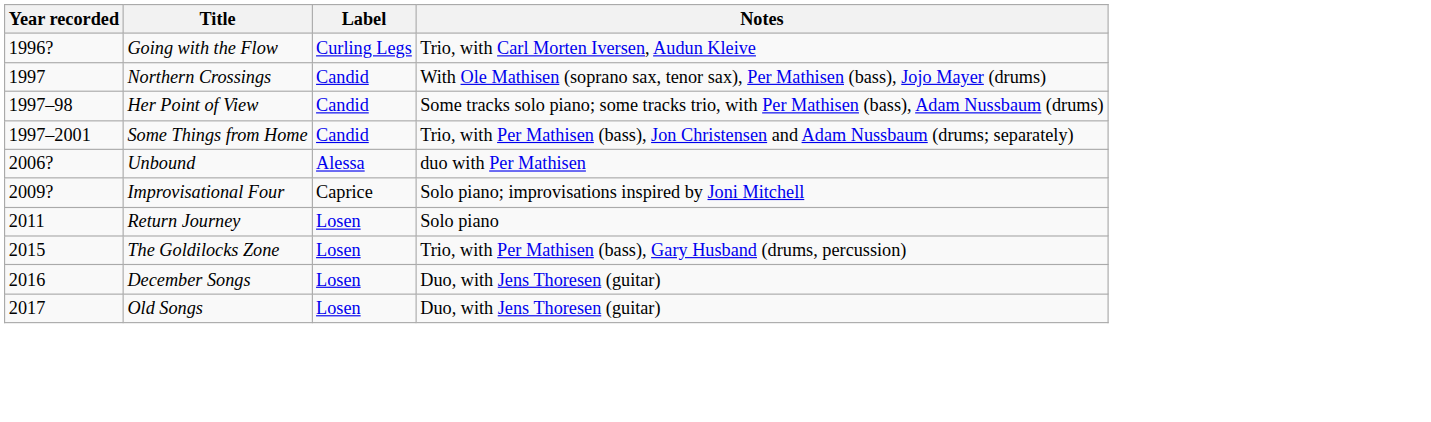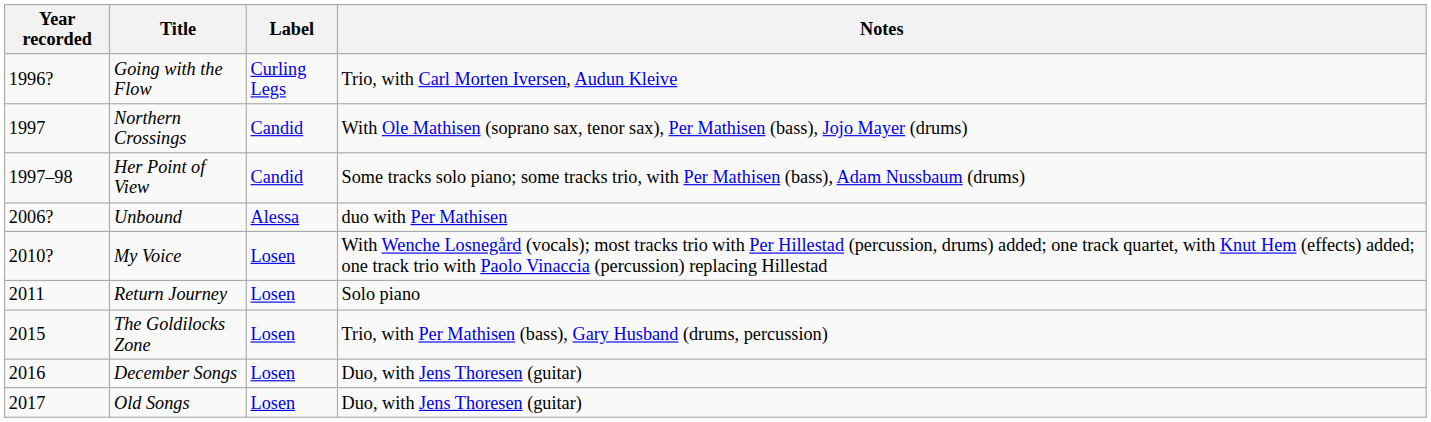- row: (218, 134)
- row: (206, 192)
+ row: (148, 255)
